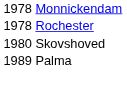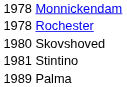+ row: (41, 61)
